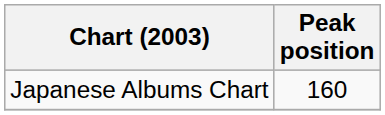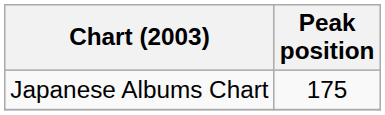(327, 89) 160 -> (327, 89) 175
